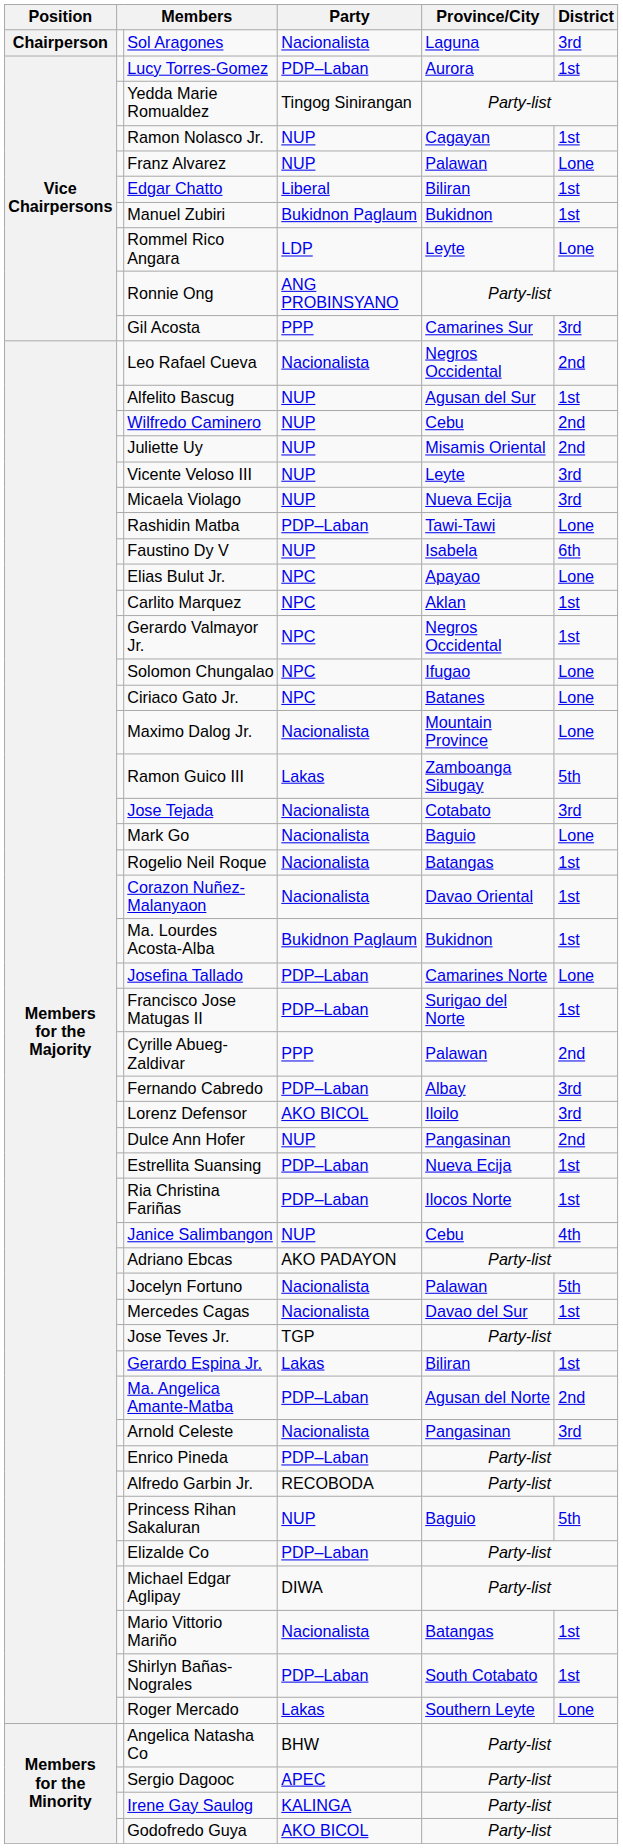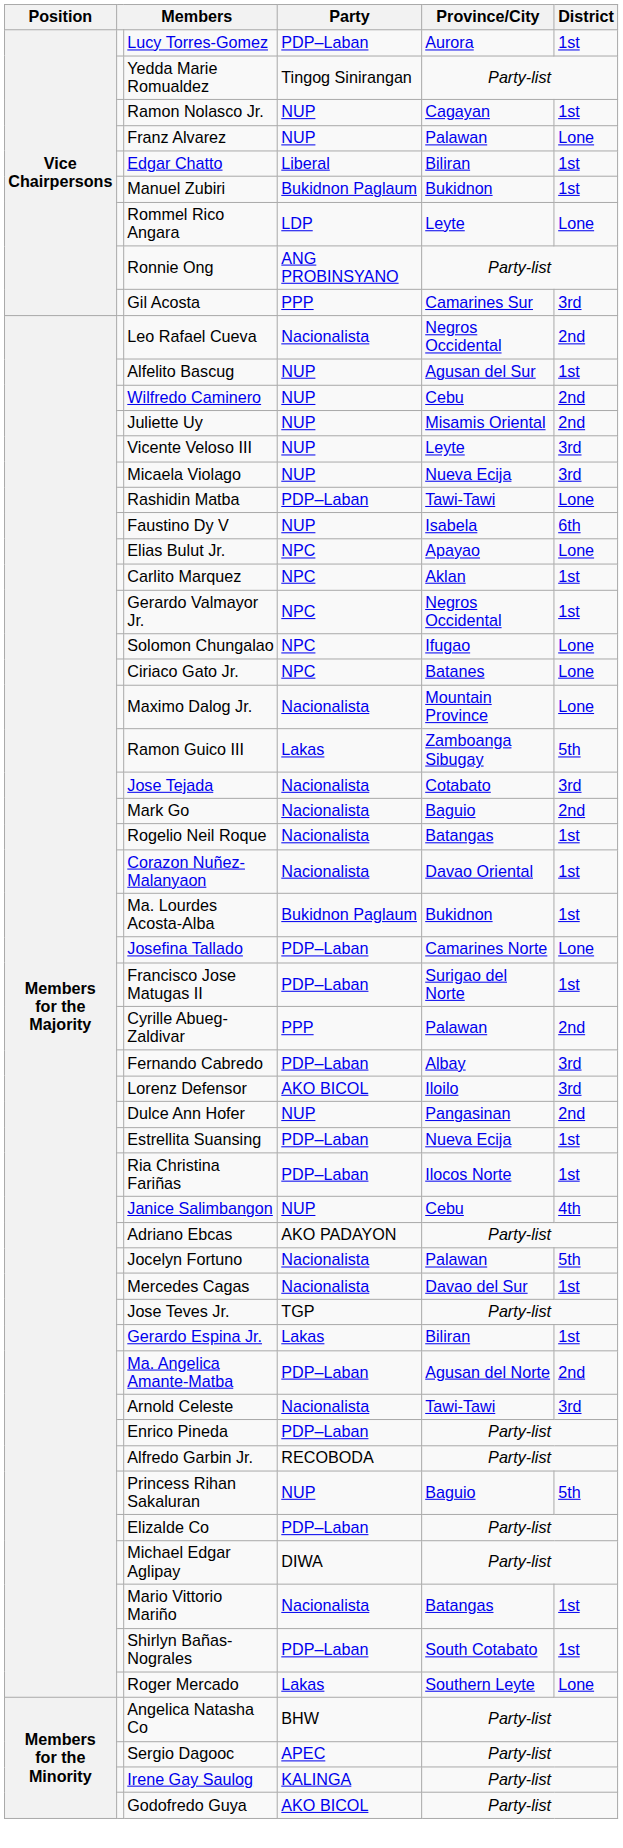- row: (175, 42)
(576, 836) Lone -> (572, 810) 2nd
(468, 1432) Pangasinan -> (460, 1406) Tawi-Tawi
